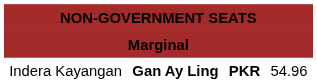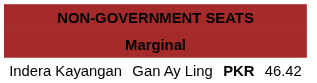(175, 71) bold -> (173, 71) normal
(289, 71) 54.96 -> (283, 71) 46.42
